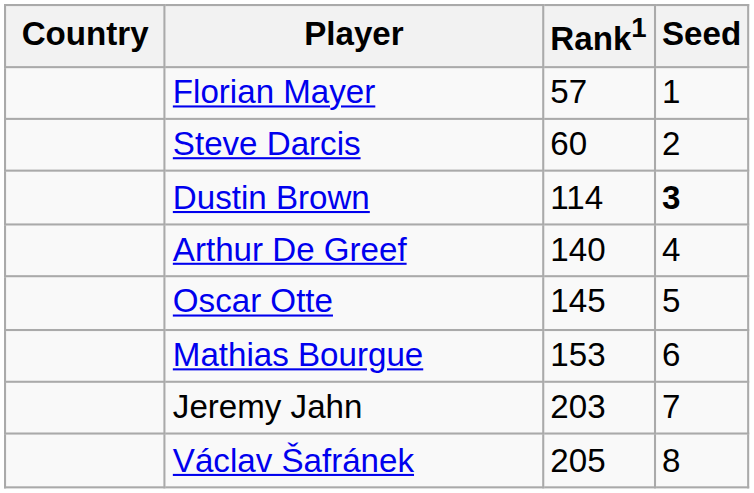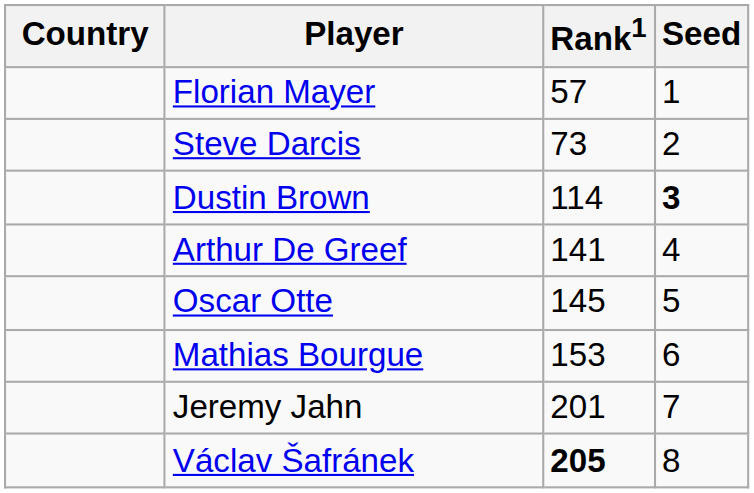(569, 144) 60 -> (569, 144) 73
(578, 249) 140 -> (578, 249) 141
(578, 407) 203 -> (578, 407) 201
(578, 459) normal -> (578, 459) bold
